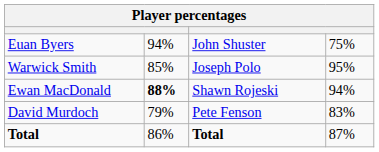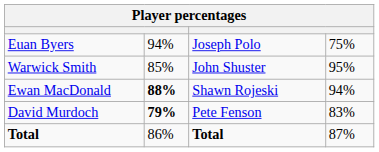(229, 44) John Shuster -> (227, 44) Joseph Polo
(227, 67) Joseph Polo -> (229, 67) John Shuster
(161, 112) normal -> (162, 112) bold
